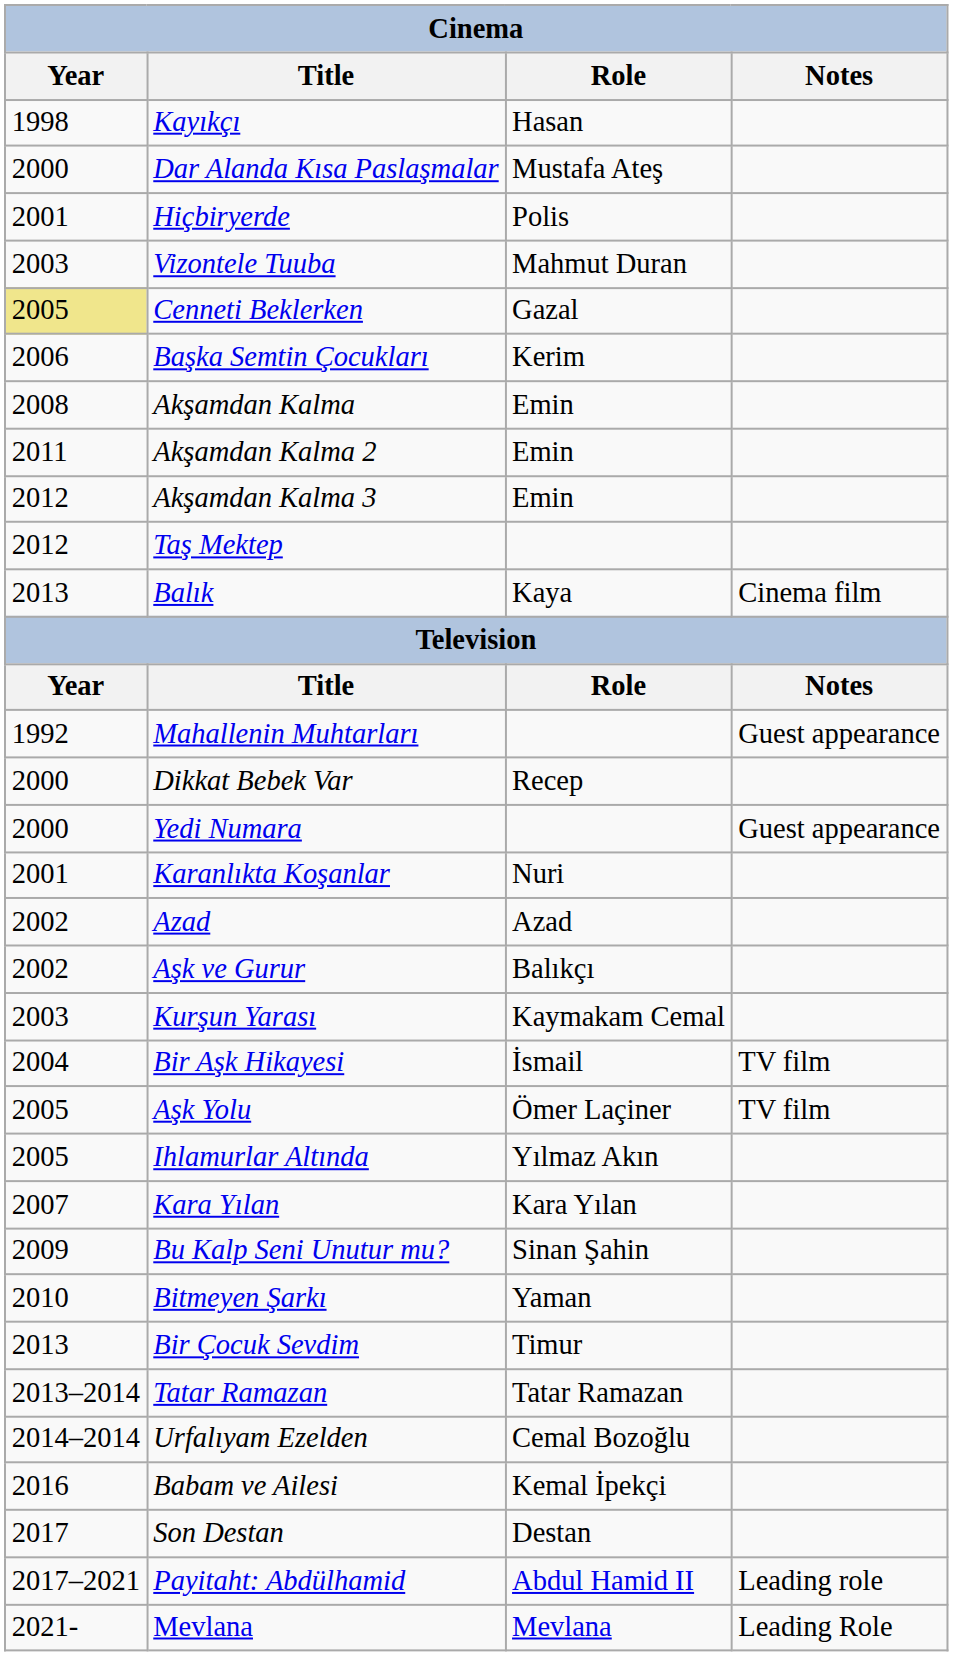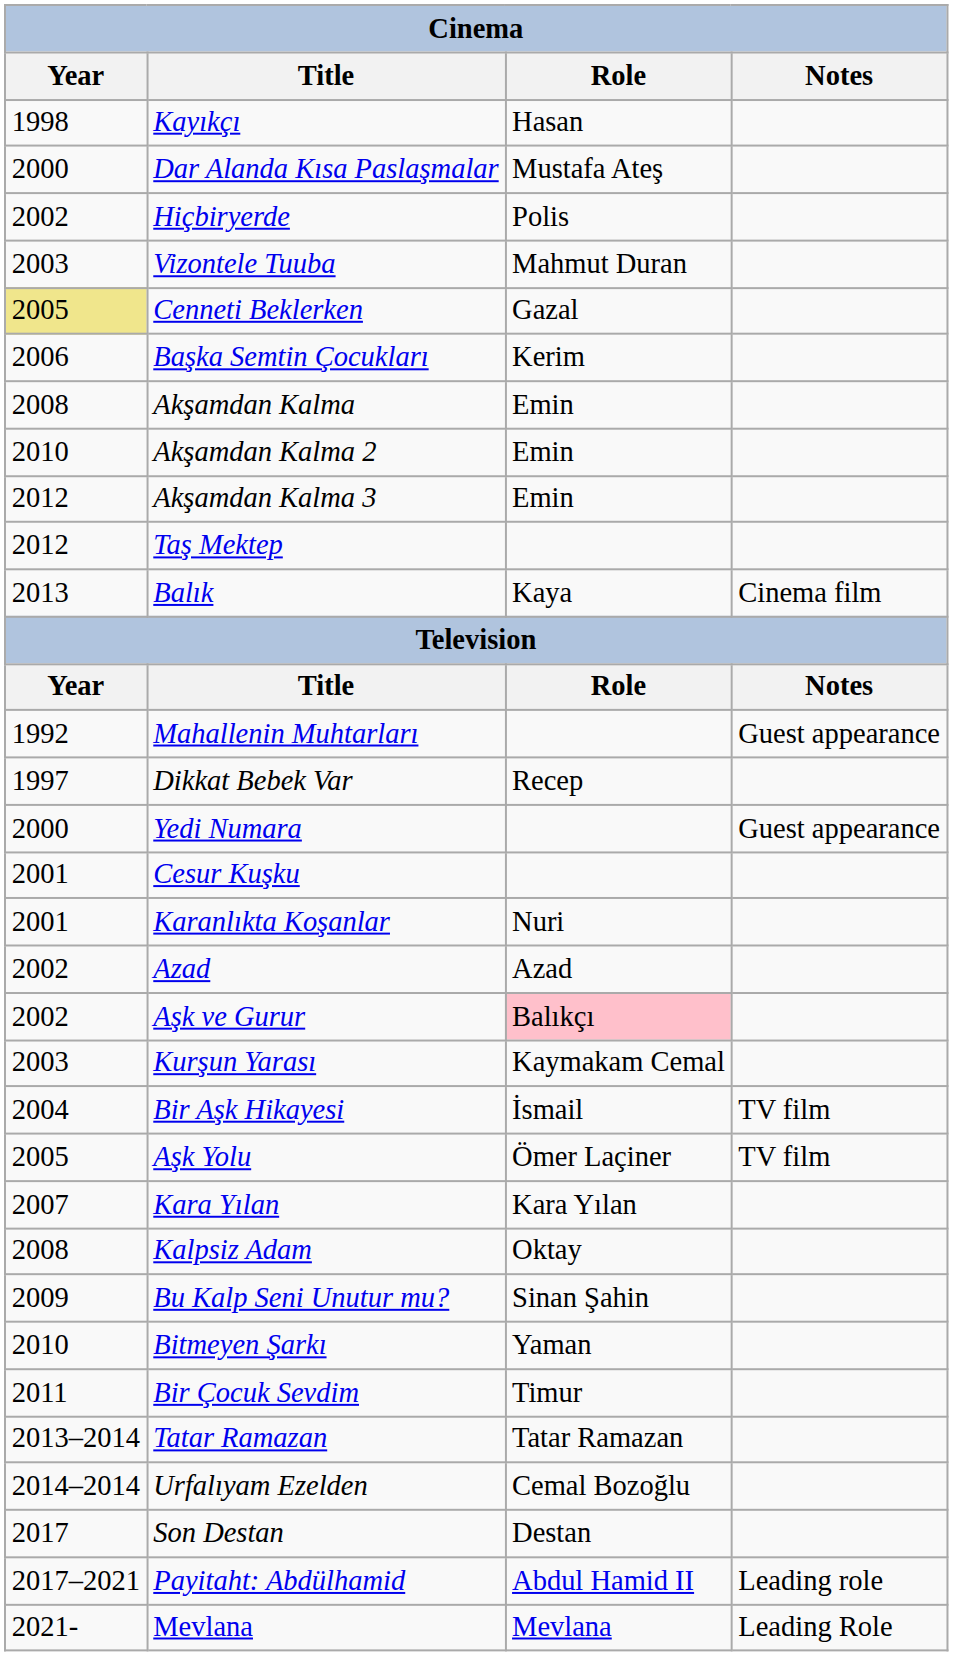(40, 216) 2001 -> (40, 216) 2002
(40, 451) 2011 -> (40, 451) 2010
(40, 780) 2000 -> (40, 780) 1997
+ row: (227, 874)
(553, 968) no background -> (553, 1015) pink background
- row: (261, 1157)
+ row: (233, 1251)
(40, 1345) 2013 -> (40, 1392) 2011
- row: (246, 1486)
